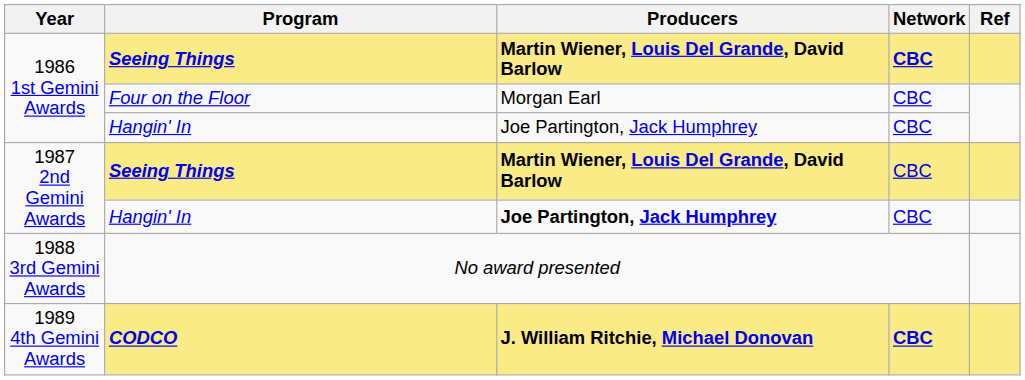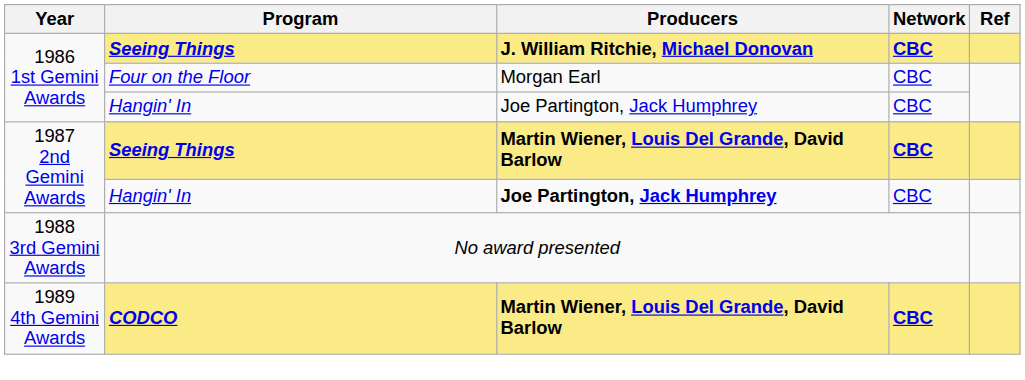(672, 58) Martin Wiener, Louis Del Grande, David Barlow -> (657, 48) J. William Ritchie, Michael Donovan
(912, 170) normal -> (913, 150) bold
(657, 339) J. William Ritchie, Michael Donovan -> (672, 318) Martin Wiener, Louis Del Grande, David Barlow
